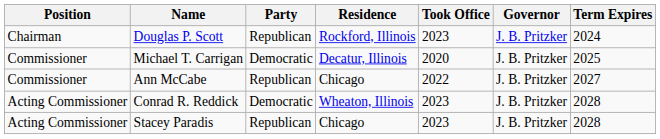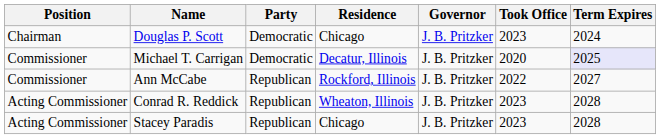columns swapped: (532, 15) <-> (456, 15)
(280, 36) Republican -> (281, 36) Democratic
(367, 36) Rockford, Illinois -> (342, 36) Chicago
(587, 58) no background -> (587, 58) lavender background
(342, 79) Chicago -> (367, 79) Rockford, Illinois
(281, 101) Democratic -> (280, 101) Republican
